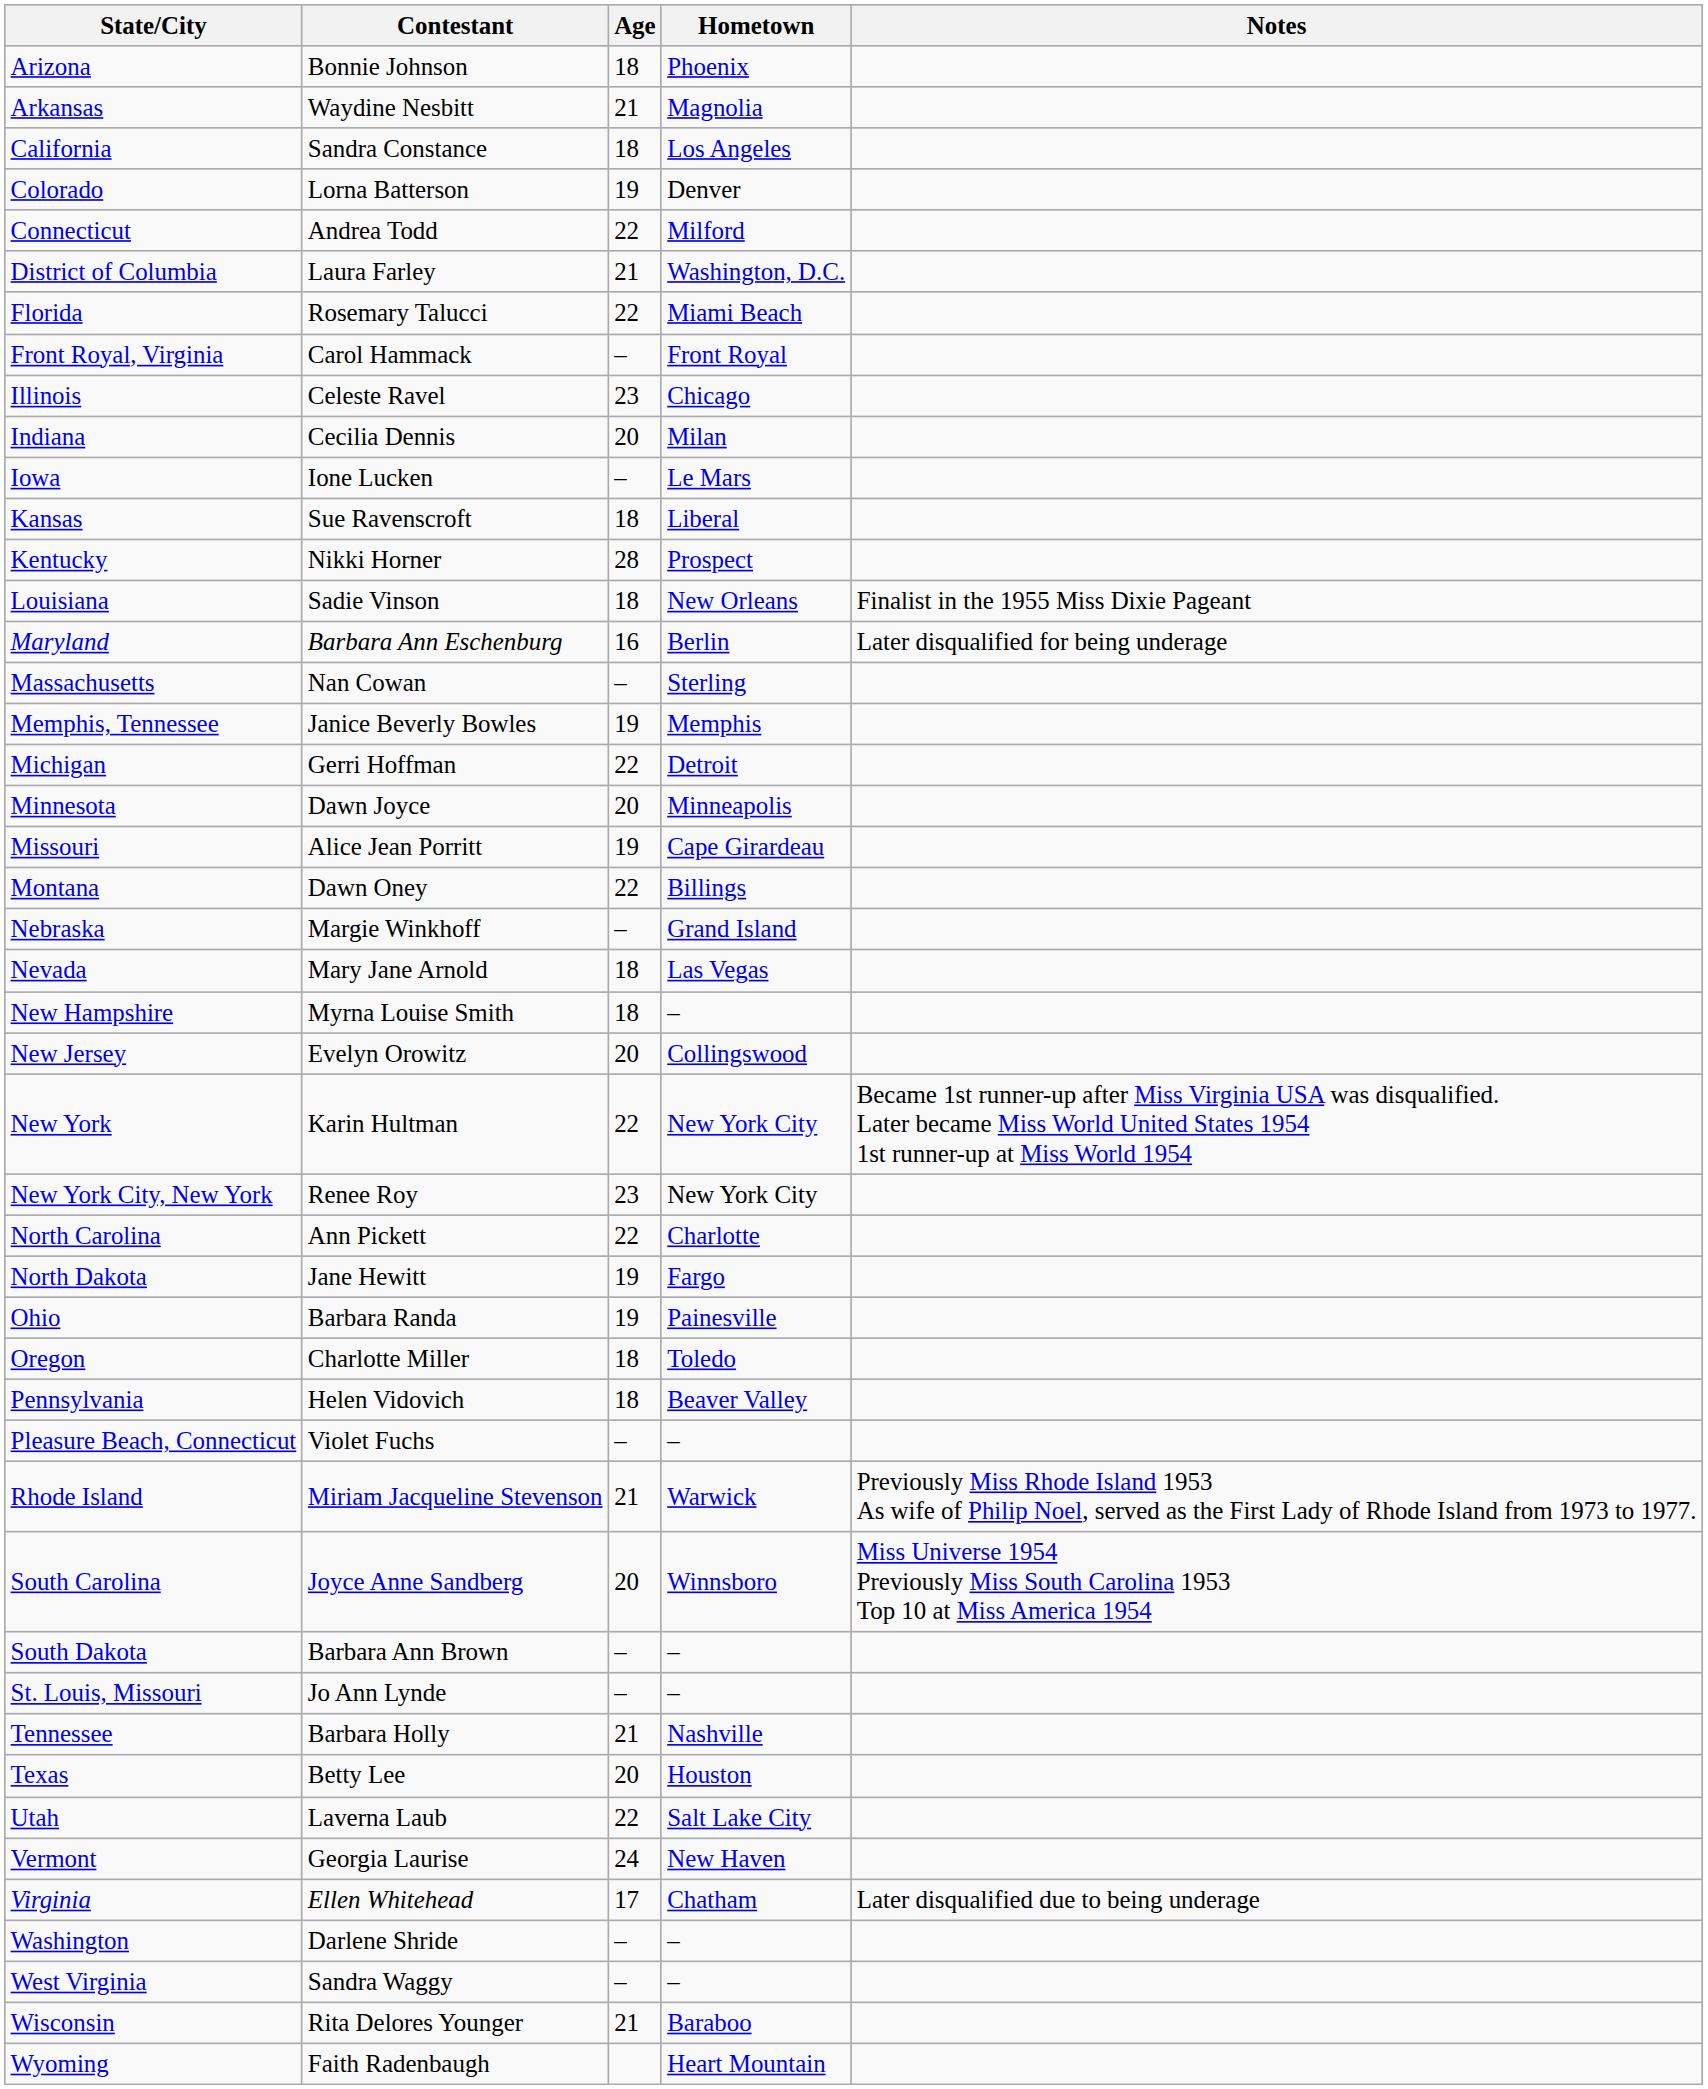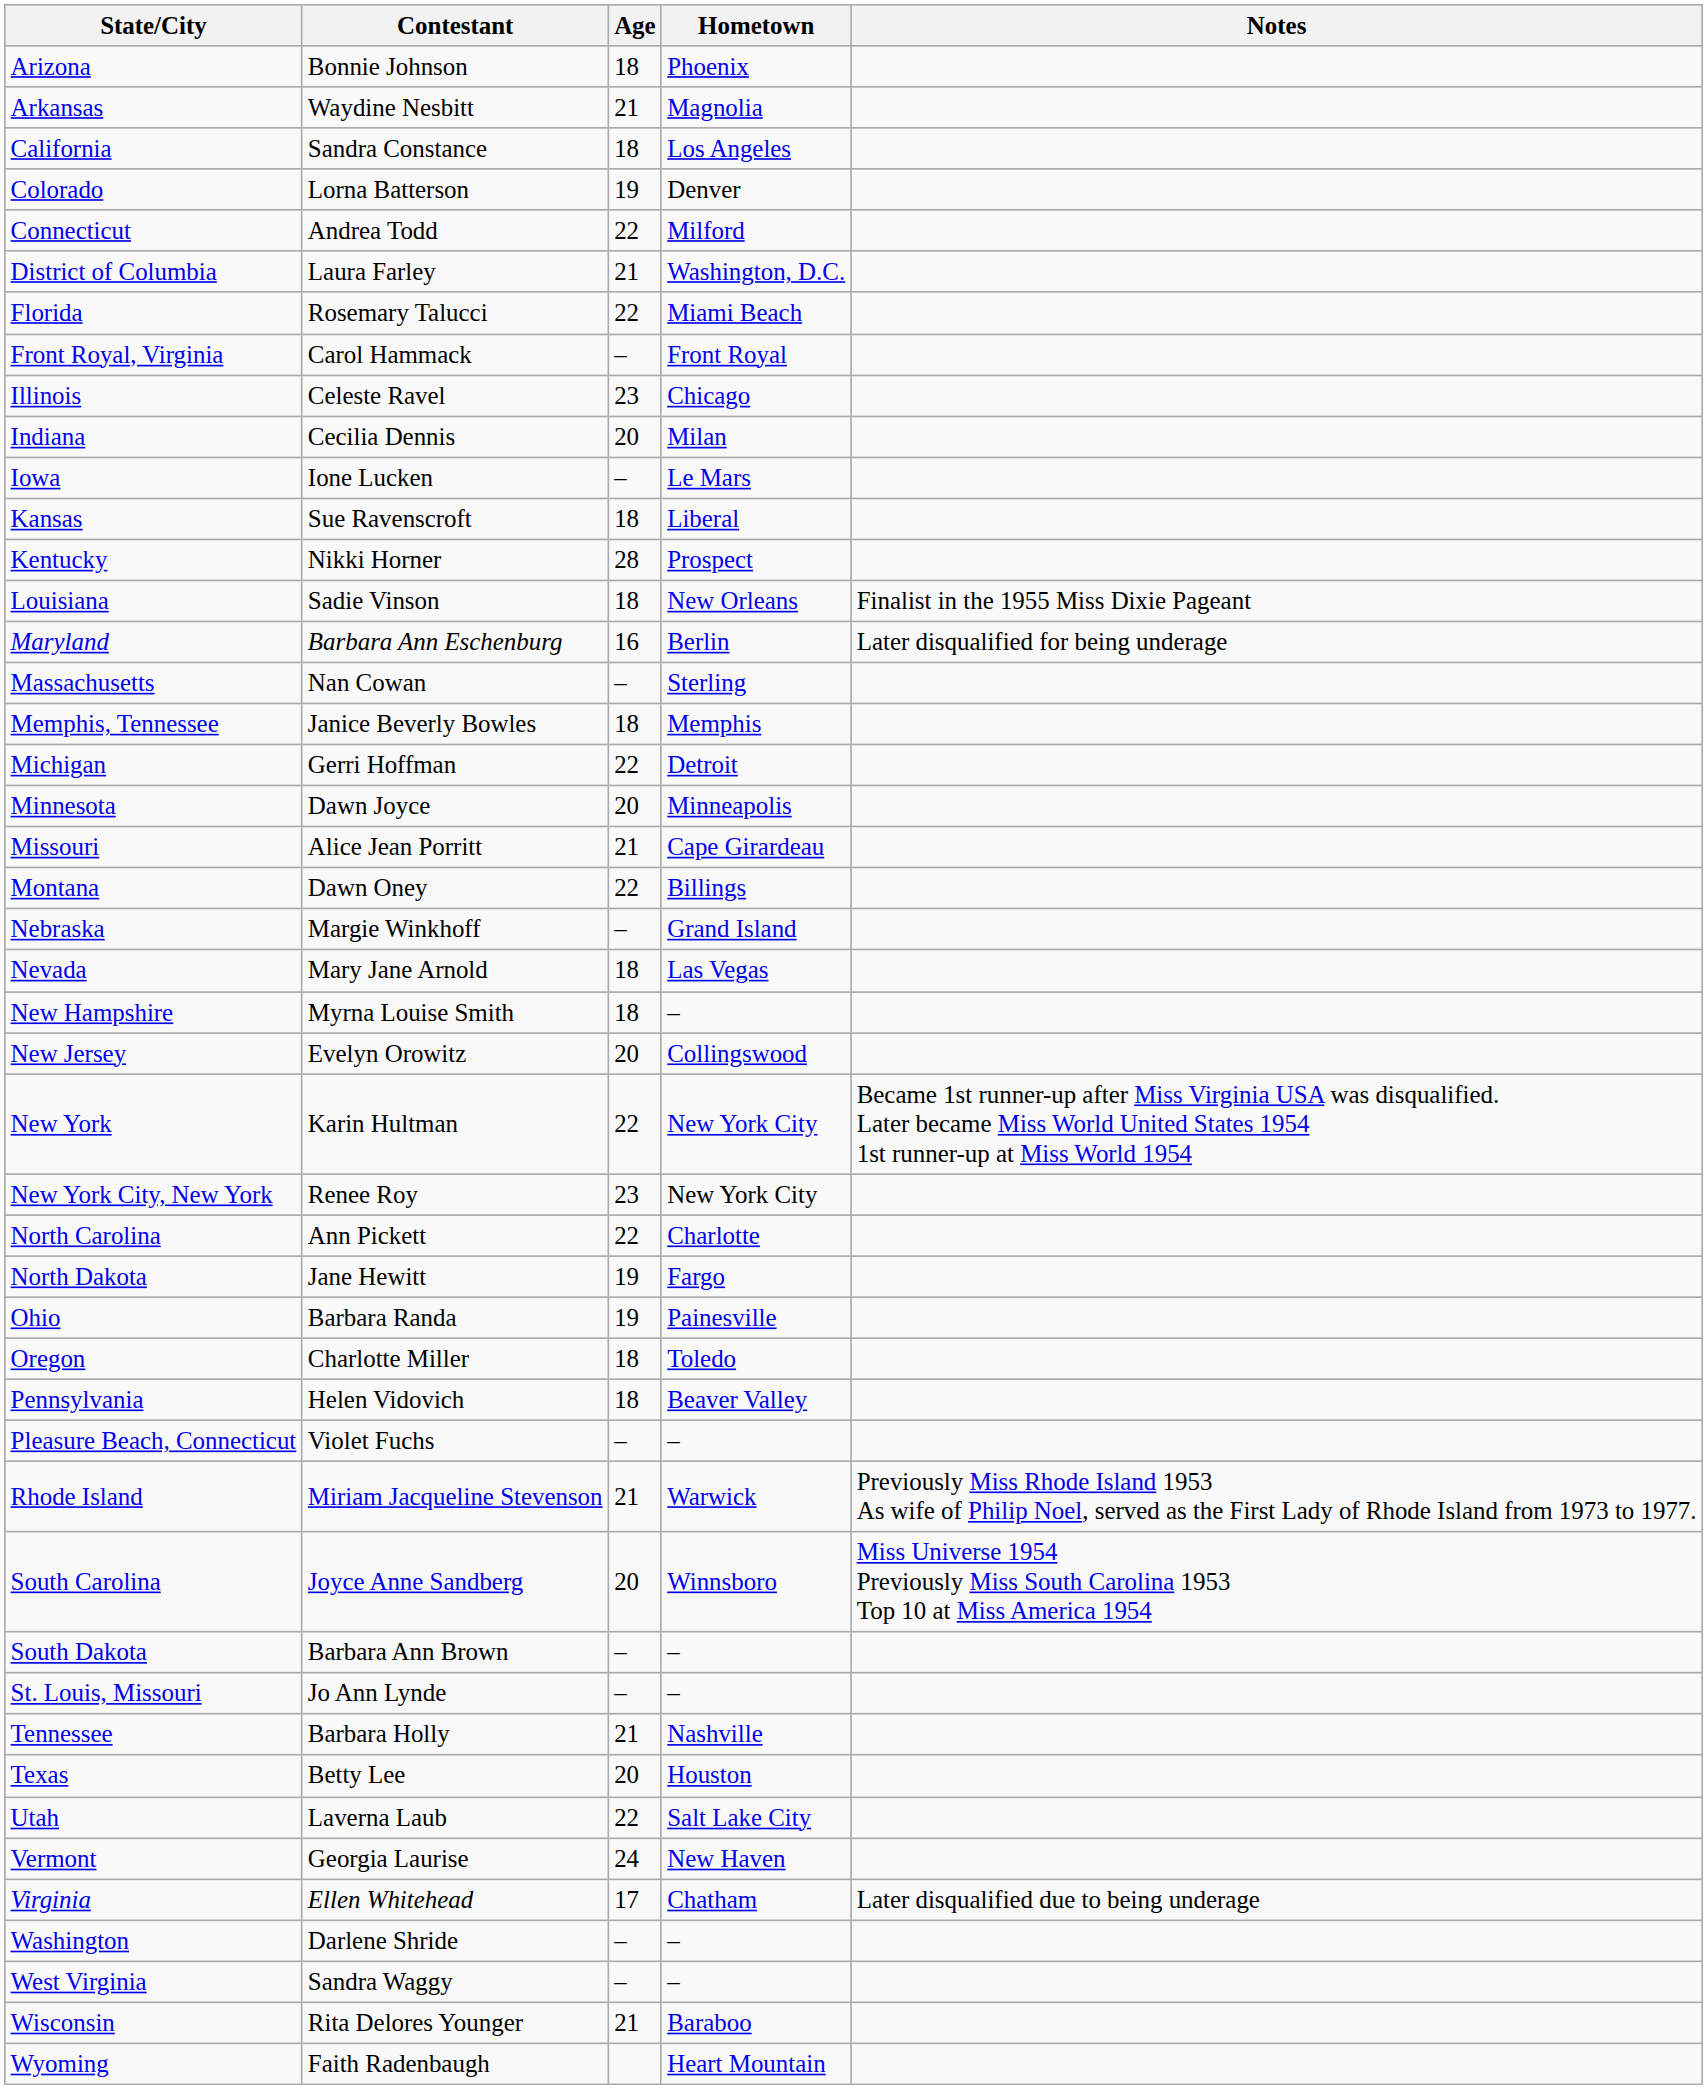(627, 723) 19 -> (627, 723) 18
(627, 847) 19 -> (627, 847) 21
